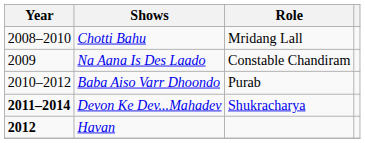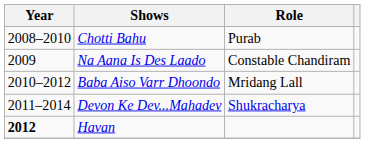(265, 37) Mridang Lall -> (244, 37) Purab
(244, 82) Purab -> (265, 82) Mridang Lall
(39, 104) bold -> (39, 104) normal
